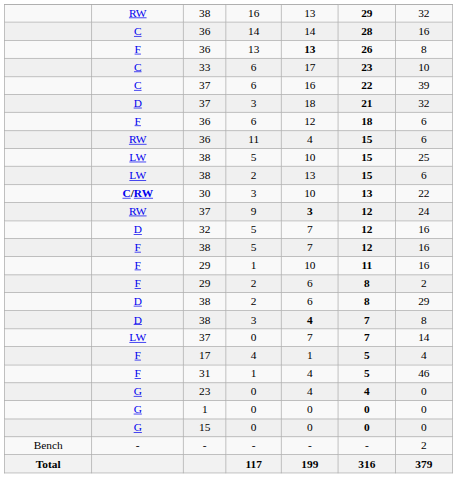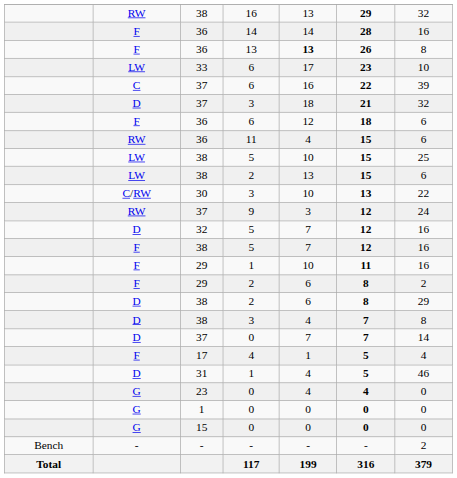(138, 31) C -> (137, 31) F
(138, 67) C -> (137, 67) LW
(138, 193) bold -> (137, 193) normal
(310, 211) bold -> (308, 211) normal
(310, 319) bold -> (308, 319) normal
(138, 337) LW -> (137, 337) D
(138, 373) F -> (137, 373) D
